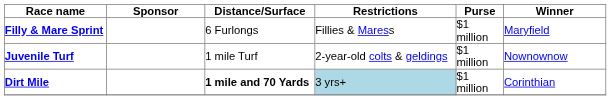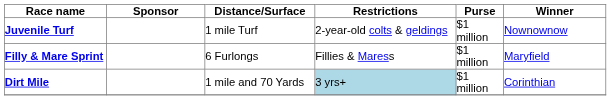rows swapped: (54, 31) <-> (39, 56)
(257, 82) bold -> (255, 82) normal
